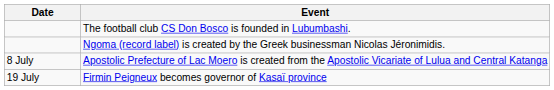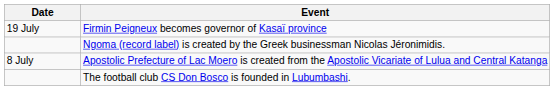rows swapped: (217, 28) <-> (205, 77)
